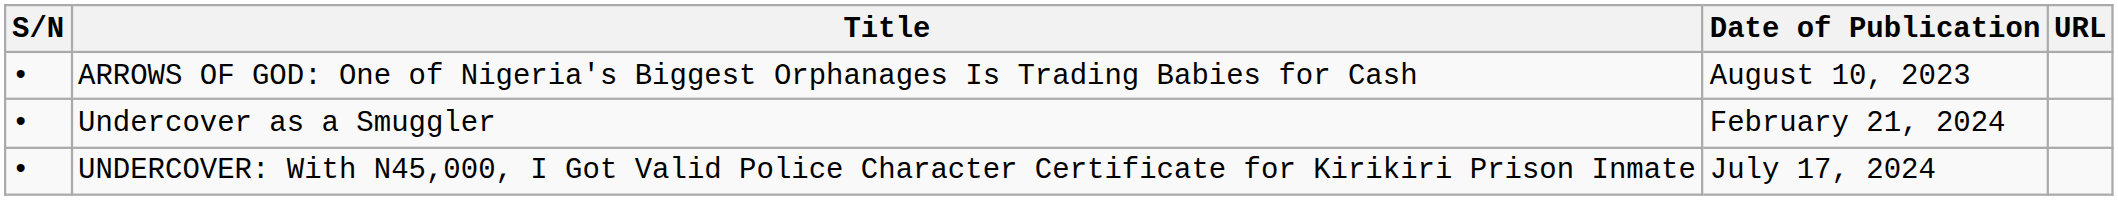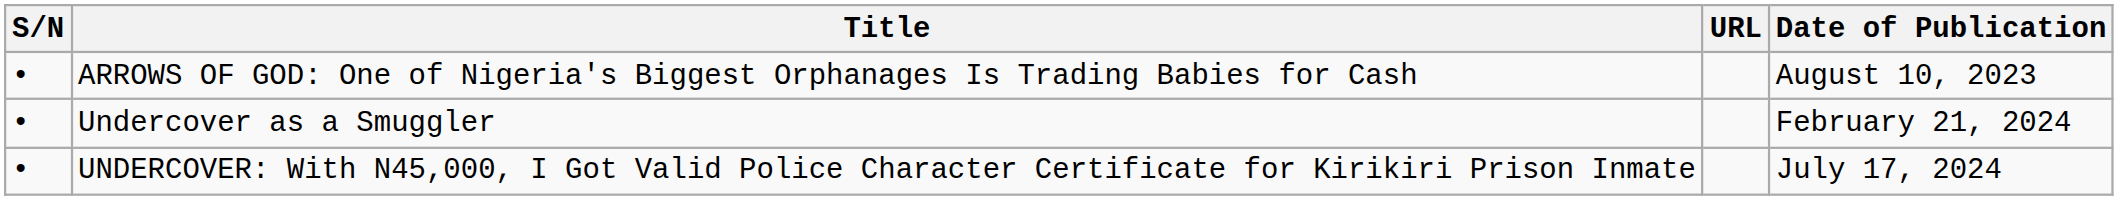columns swapped: (1875, 29) <-> (2080, 29)
